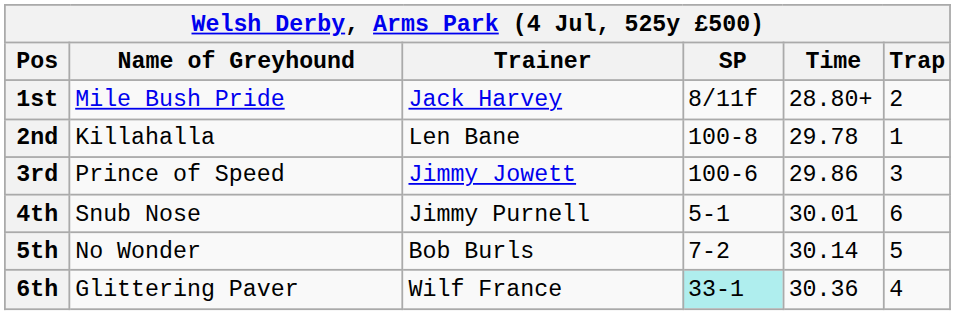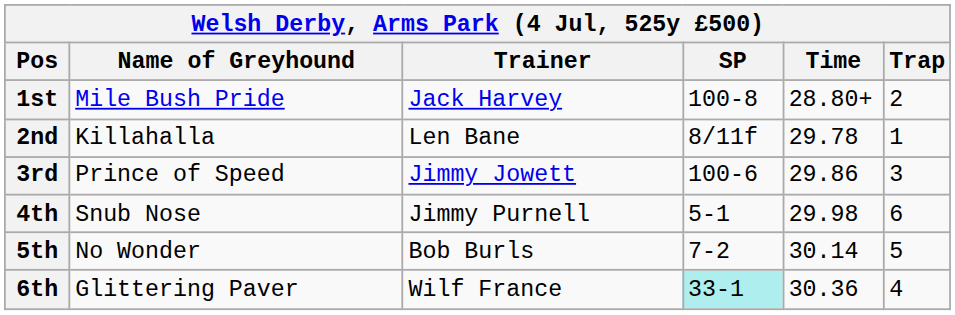(723, 100) 8/11f -> (723, 100) 100-8
(723, 138) 100-8 -> (723, 138) 8/11f
(824, 213) 30.01 -> (824, 213) 29.98
